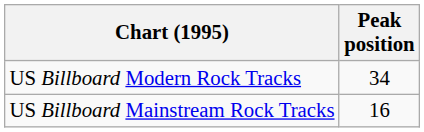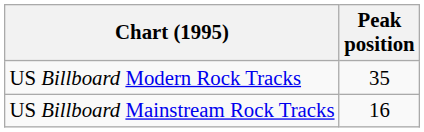(379, 77) 34 -> (379, 77) 35
